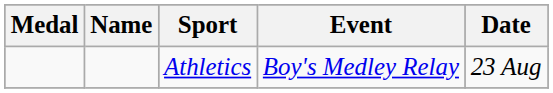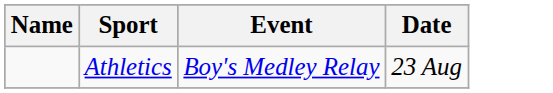- column: (45, 25)
